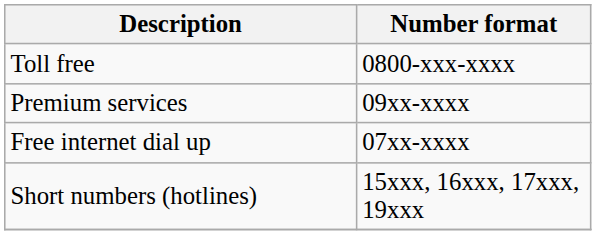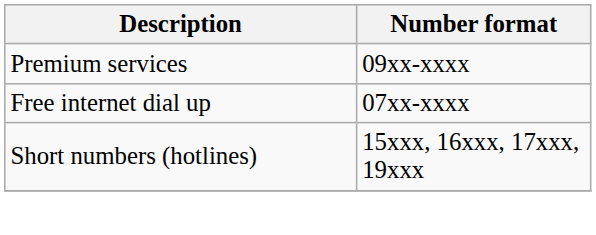- row: (53, 63)
